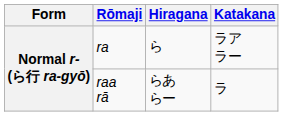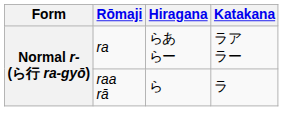(156, 47) ら -> (162, 47) らあ らー
(162, 89) らあ らー -> (156, 87) ら
